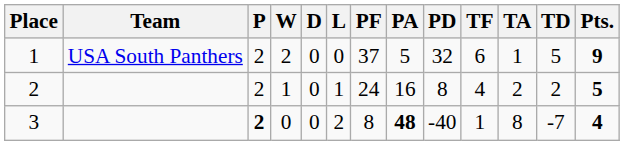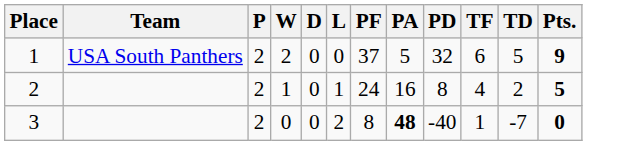- column: (517, 21)
(259, 122) bold -> (259, 122) normal
(597, 122) 4 -> (560, 122) 0
